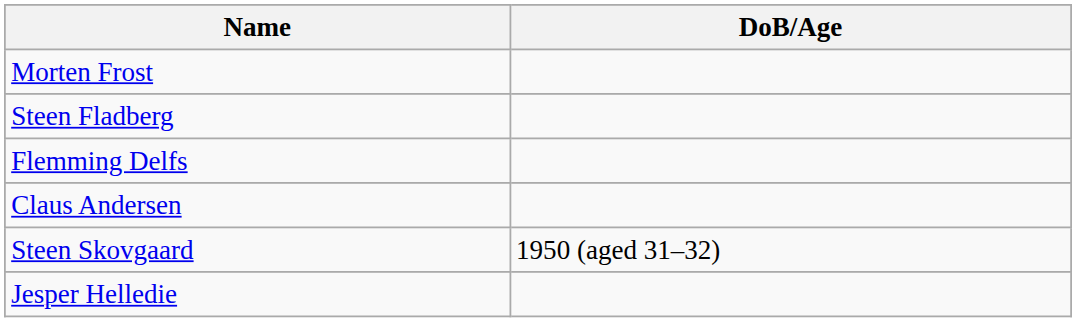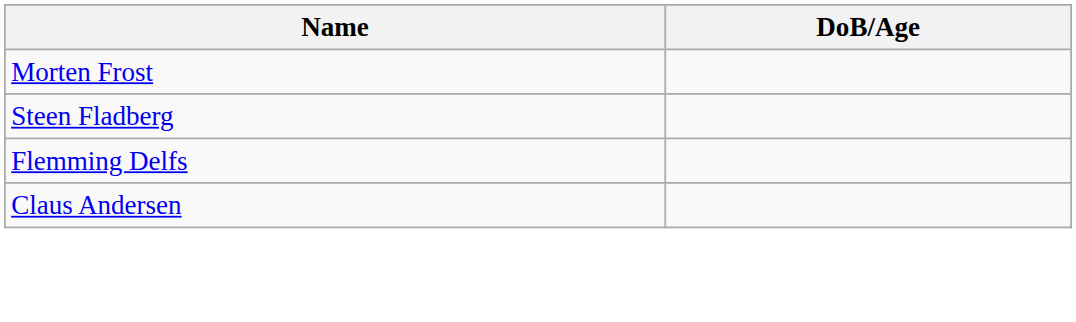- row: (102, 250)
- row: (94, 294)
